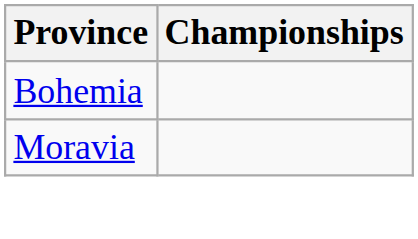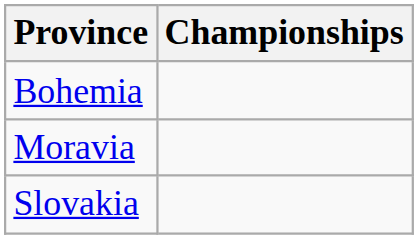+ row: (76, 203)
